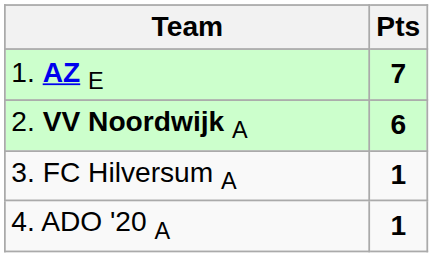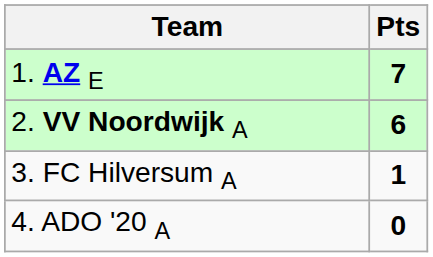(398, 225) 1 -> (398, 225) 0
